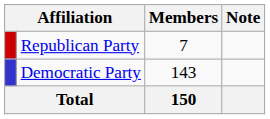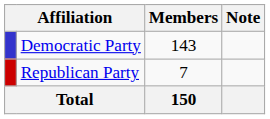rows swapped: (81, 72) <-> (80, 45)
